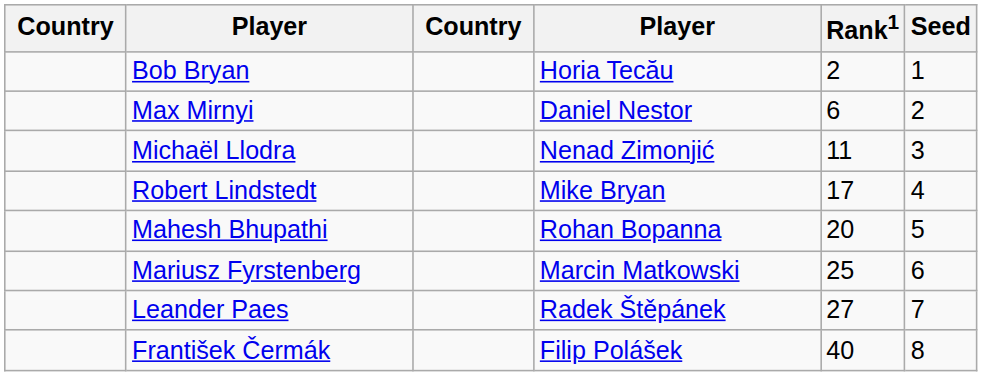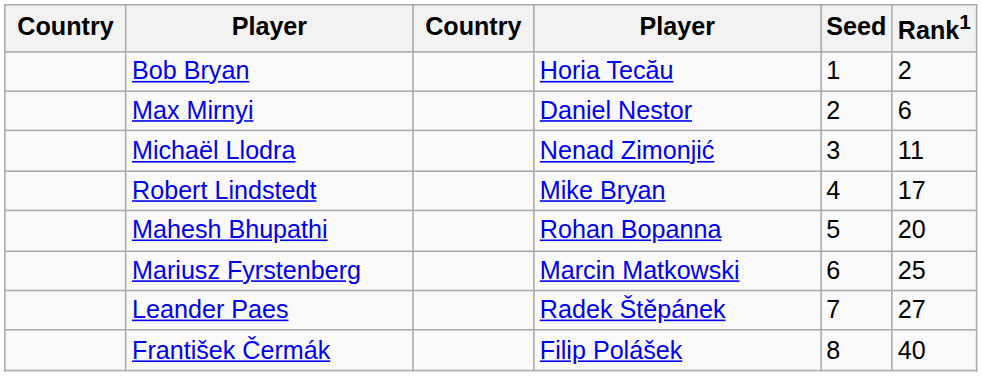columns swapped: (863, 27) <-> (941, 27)
